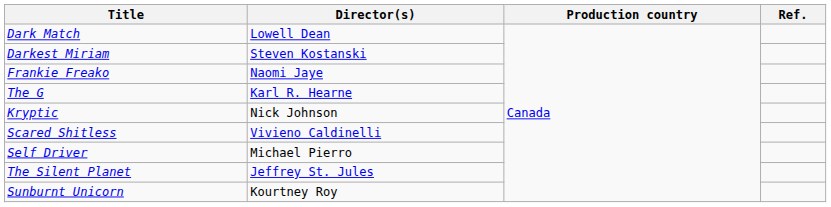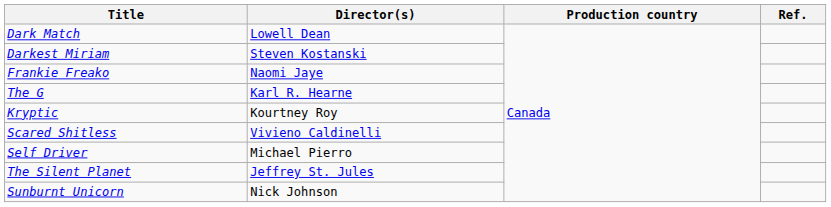(294, 113) Nick Johnson -> (294, 113) Kourtney Roy
(294, 192) Kourtney Roy -> (294, 192) Nick Johnson
